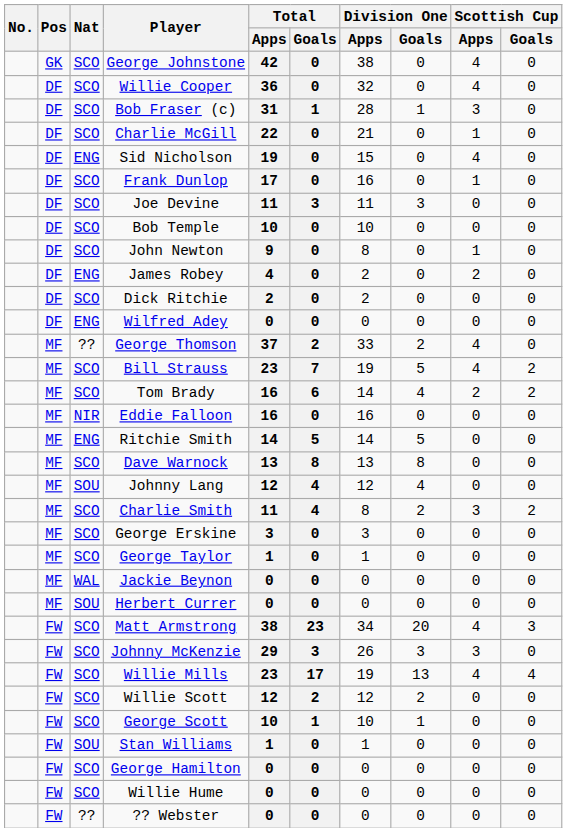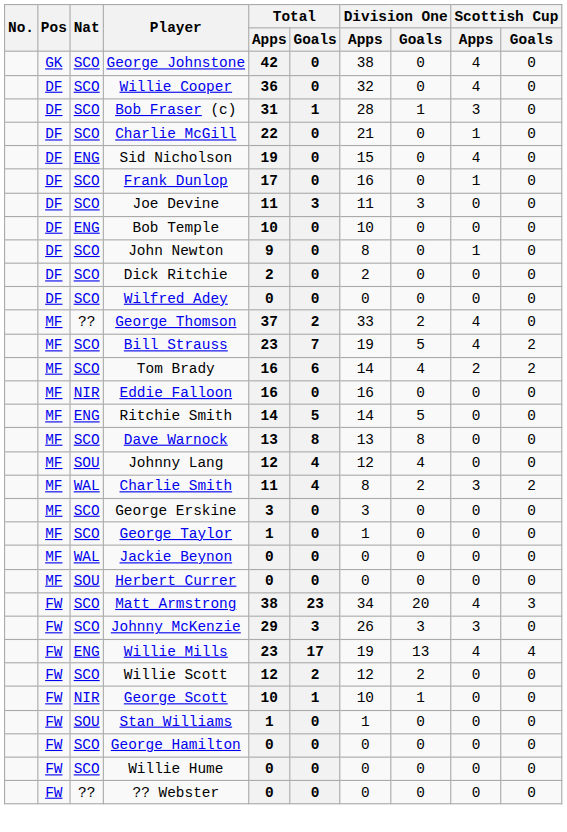(87, 228) SCO -> (87, 228) ENG
- row: (176, 275)
(87, 322) ENG -> (87, 299) SCO
(87, 510) SCO -> (87, 487) WAL
(87, 675) SCO -> (87, 651) ENG
(87, 722) SCO -> (87, 698) NIR
